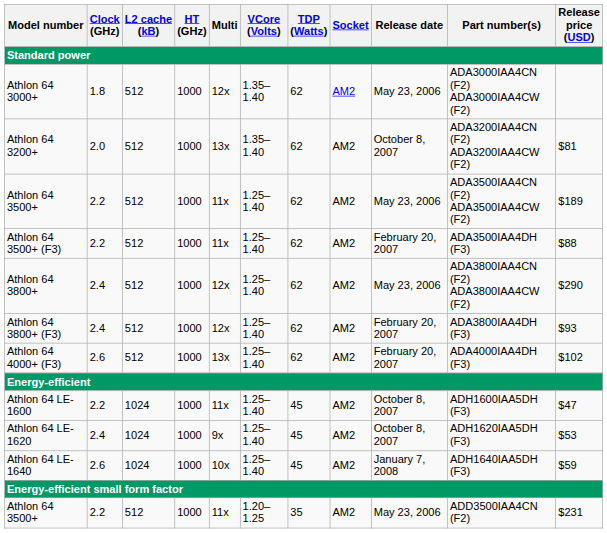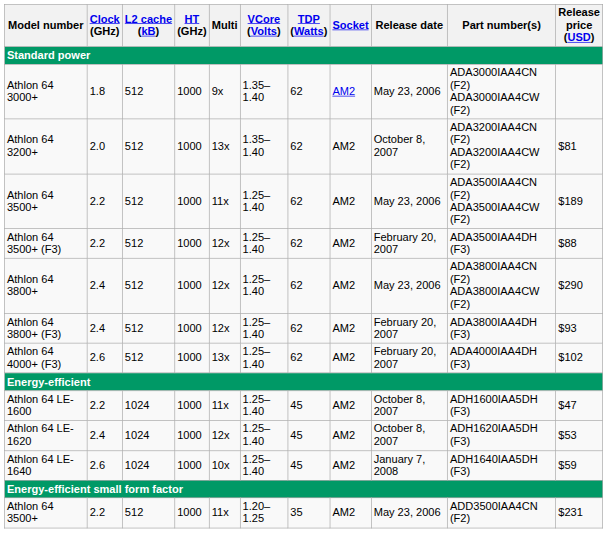(221, 91) 12x -> (218, 91) 9x
(220, 243) 11x -> (221, 243) 12x
(218, 435) 9x -> (221, 435) 12x
